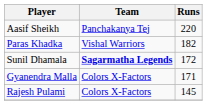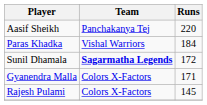(188, 44) 182 -> (188, 44) 184
